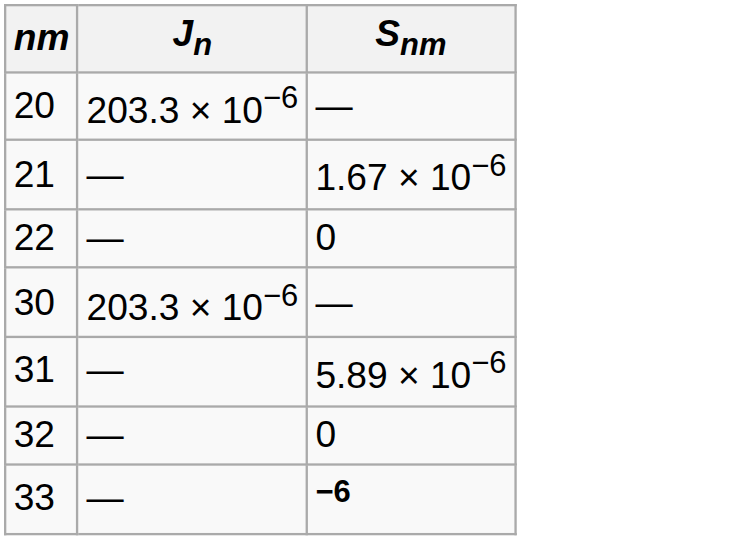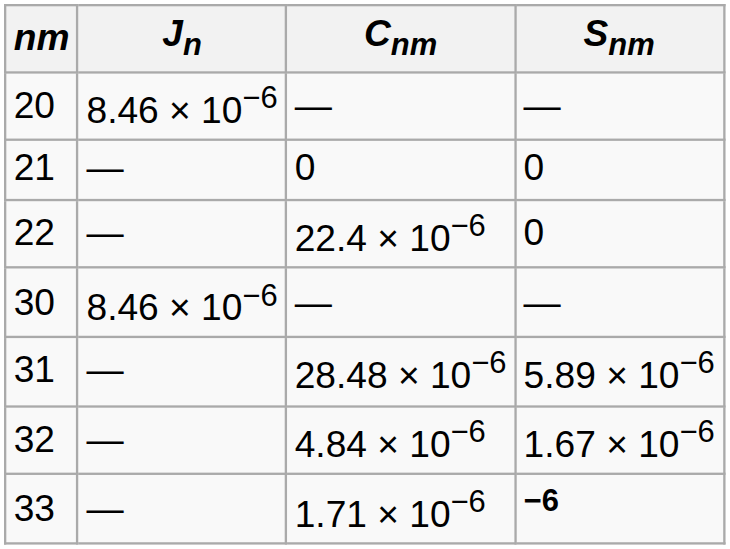+ column: (401, 38)
(192, 105) 203.3 × 10−6 -> (182, 105) 8.46 × 10−6
(411, 174) 1.67 × 10−6 -> (534, 169) 0
(192, 301) 203.3 × 10−6 -> (182, 301) 8.46 × 10−6
(326, 434) 0 -> (619, 439) 1.67 × 10−6
